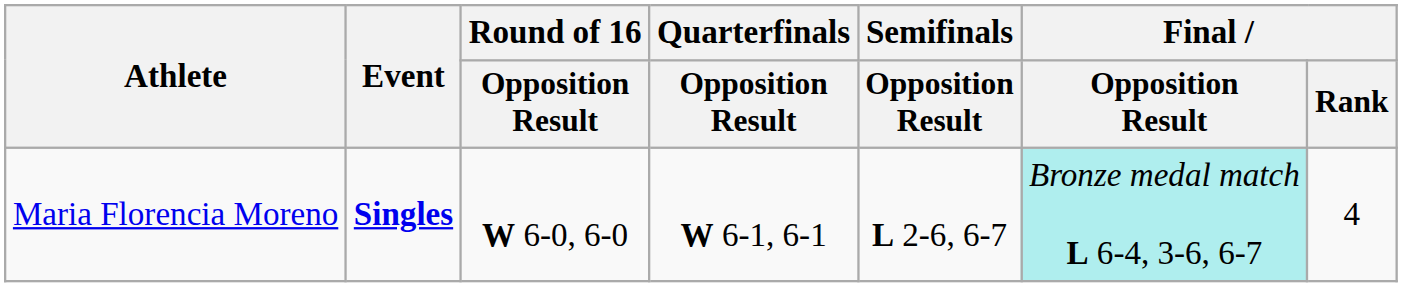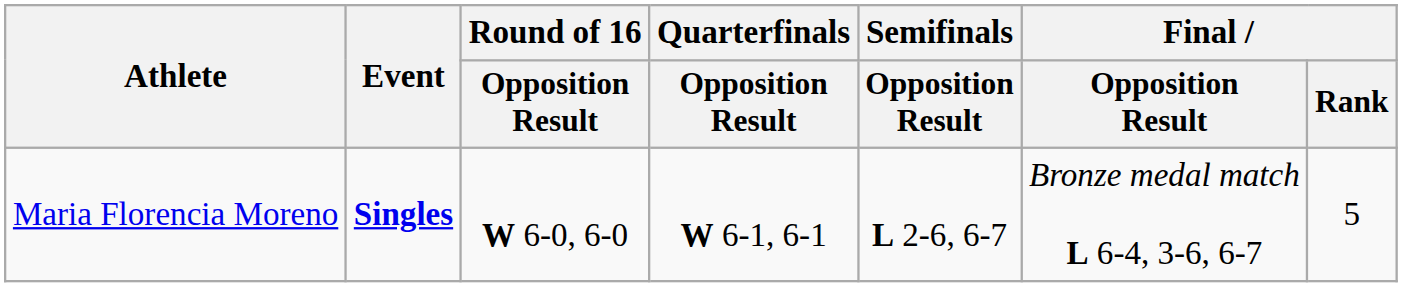(1164, 214) paleturquoise background -> (1164, 214) no background
(1352, 214) 4 -> (1352, 214) 5
